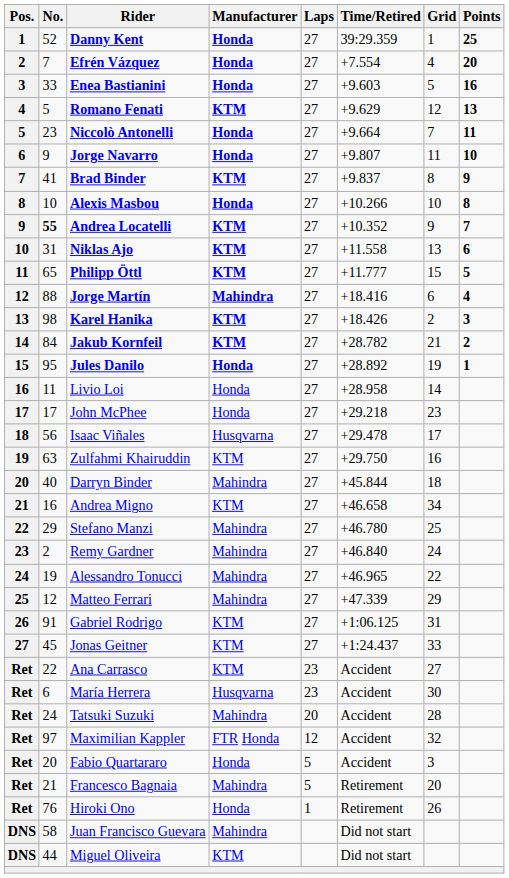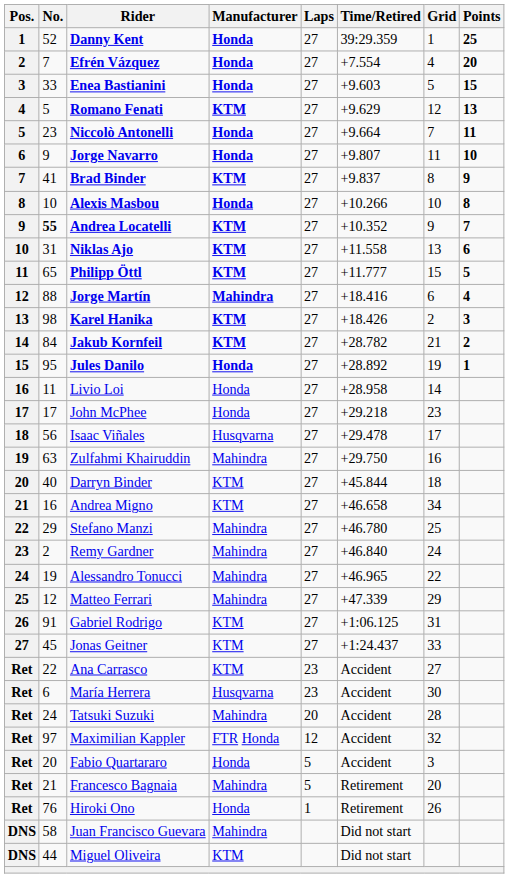(470, 86) 16 -> (470, 86) 15
(228, 459) KTM -> (240, 459) Mahindra
(240, 482) Mahindra -> (228, 482) KTM
